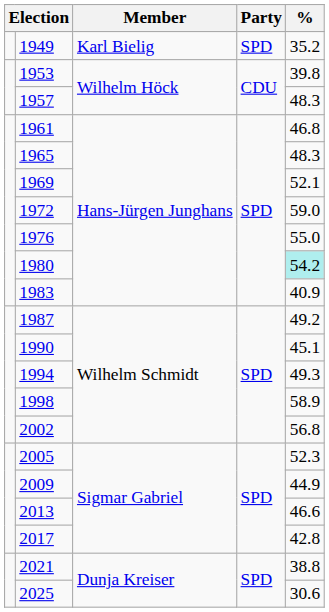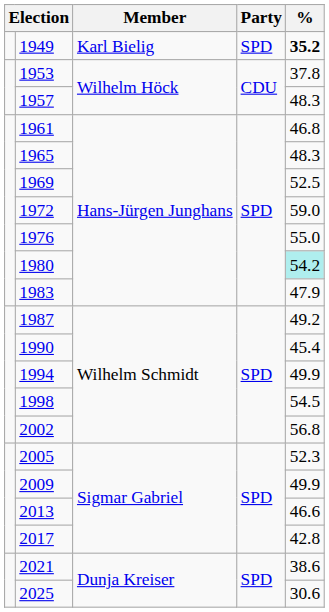(305, 45) normal -> (305, 45) bold
(305, 73) 39.8 -> (305, 73) 37.8
(305, 182) 52.1 -> (305, 182) 52.5
(305, 292) 40.9 -> (305, 292) 47.9
(305, 347) 45.1 -> (305, 347) 45.4
(305, 374) 49.3 -> (305, 374) 49.9
(305, 401) 58.9 -> (305, 401) 54.5
(305, 484) 44.9 -> (305, 484) 49.9
(305, 566) 38.8 -> (305, 566) 38.6
